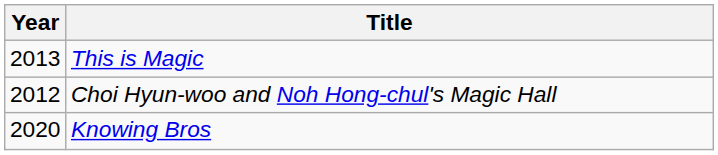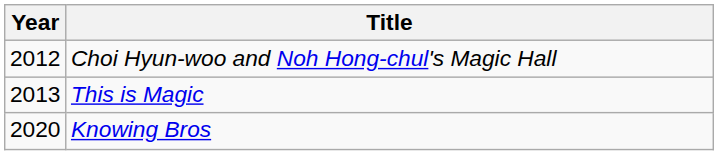rows swapped: (314, 94) <-> (137, 58)
